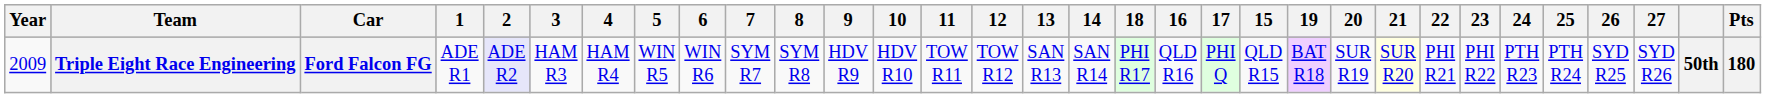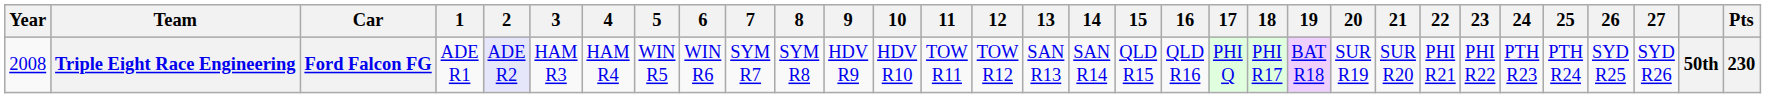columns swapped: (1263, 20) <-> (1135, 20)
(28, 64) 2009 -> (28, 64) 2008
(1398, 64) lightyellow background -> (1398, 64) no background
(1741, 64) 180 -> (1741, 64) 230
